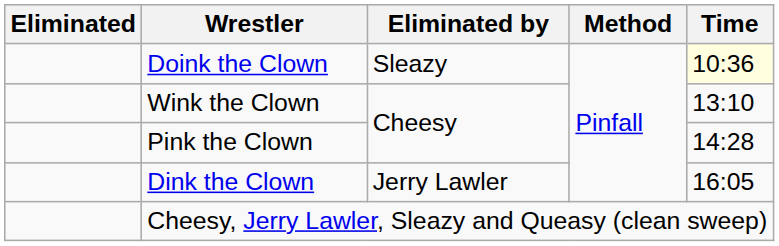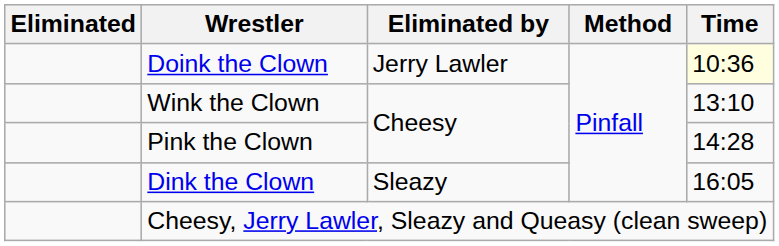(410, 63) Sleazy -> (440, 63) Jerry Lawler
(440, 181) Jerry Lawler -> (410, 181) Sleazy
